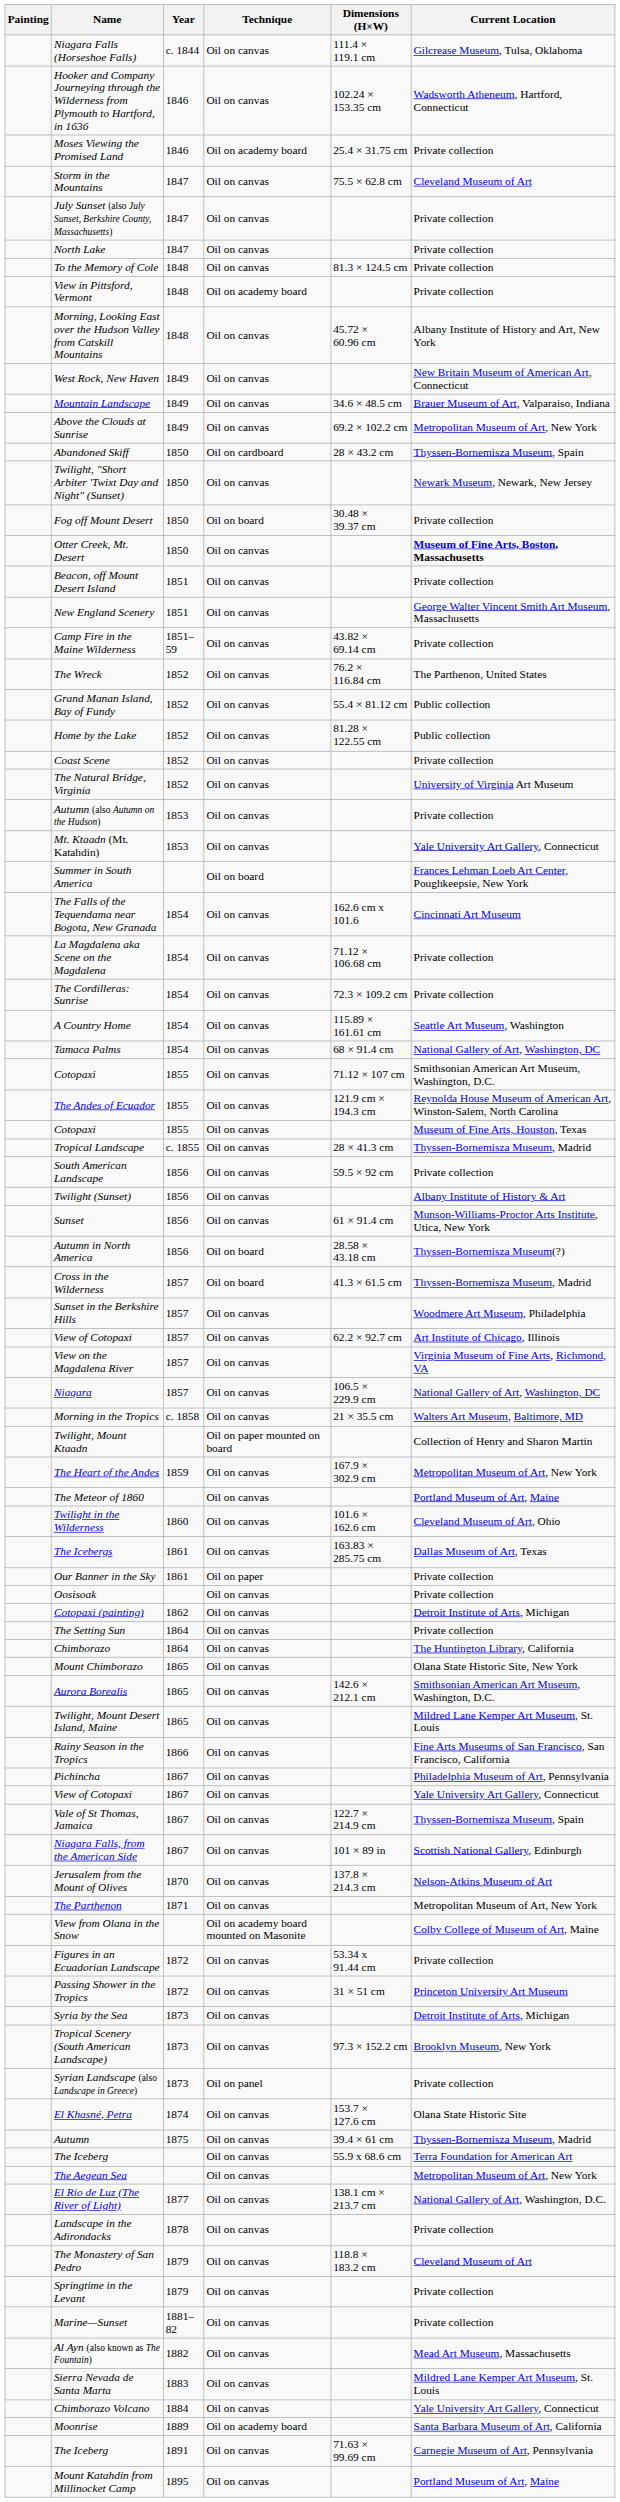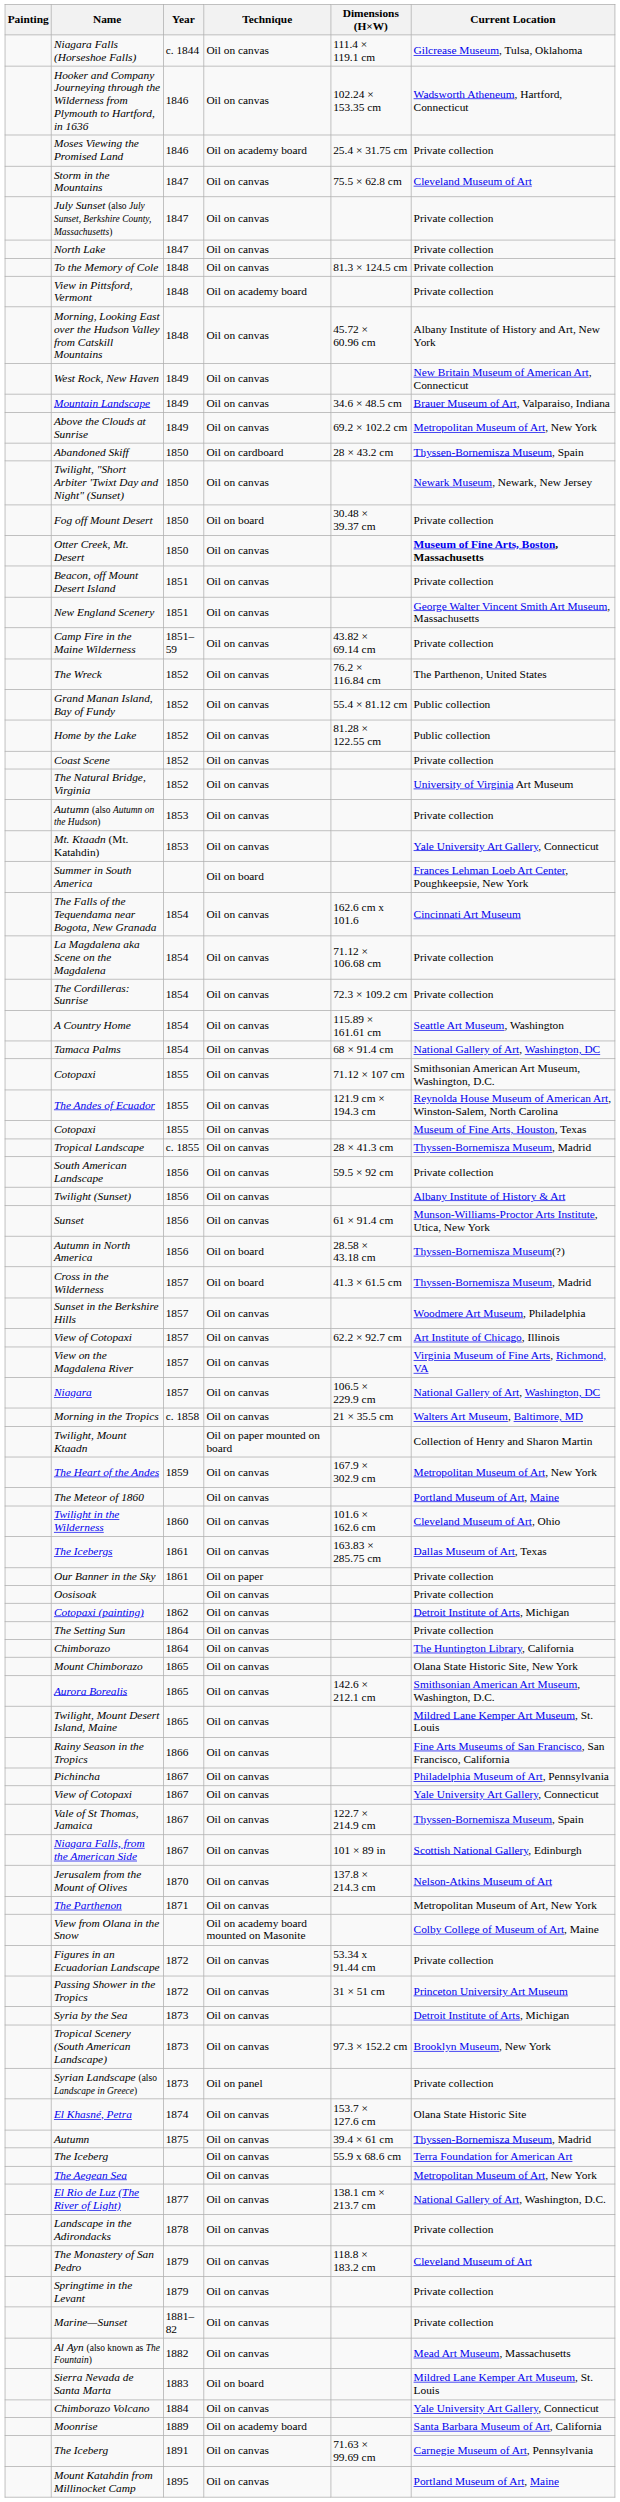(238, 2384) Oil on canvas -> (235, 2384) Oil on board
